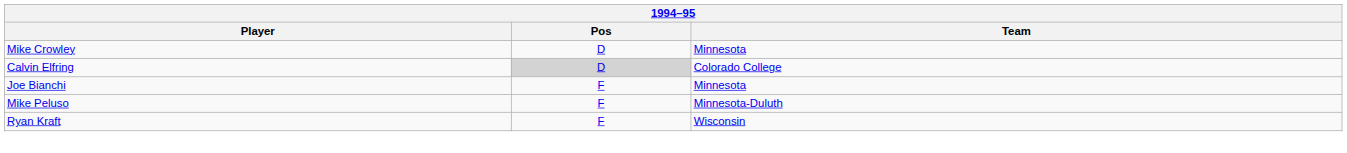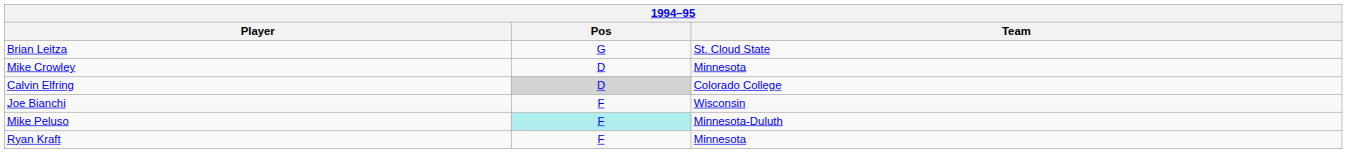+ row: (37, 49)
(720, 85) Minnesota -> (720, 103) Wisconsin
(601, 103) no background -> (601, 121) paleturquoise background
(720, 121) Wisconsin -> (720, 139) Minnesota
